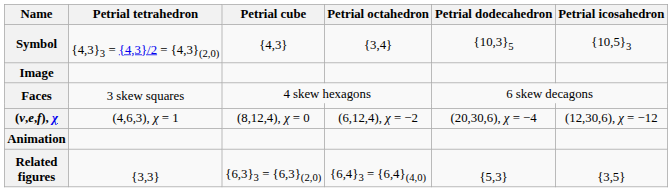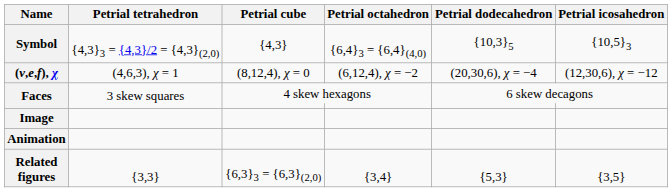(378, 45) {3,4} -> (378, 51) {6,4}3 = {6,4}(4,0)
rows swapped: (37, 118) <-> (37, 72)
(378, 175) {6,4}3 = {6,4}(4,0) -> (378, 177) {3,4}
